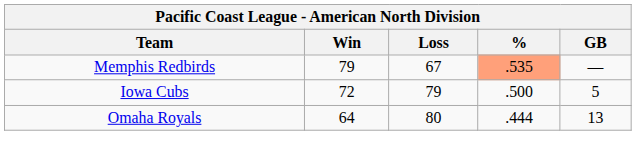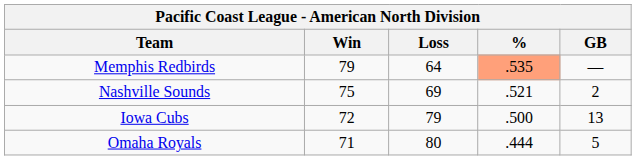(434, 67) 67 -> (434, 67) 64
+ row: (155, 92)
(595, 92) 5 -> (595, 117) 13
(347, 117) 64 -> (347, 142) 71
(595, 117) 13 -> (595, 142) 5
